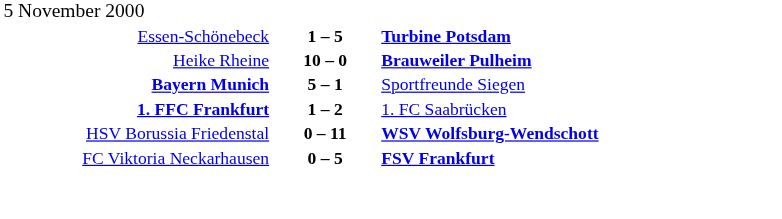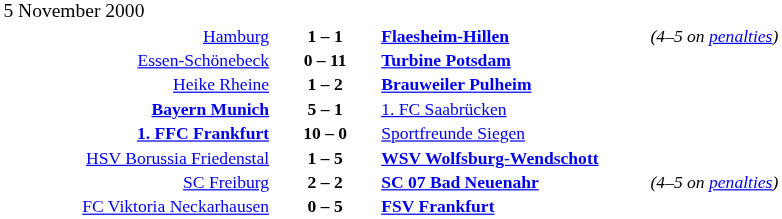+ row: (236, 35)
(325, 35) 1 – 5 -> (325, 60) 0 – 11
(325, 60) 10 – 0 -> (325, 84) 1 – 2
(453, 84) Sportfreunde Siegen -> (444, 109) 1. FC Saabrücken
(325, 109) 1 – 2 -> (325, 133) 10 – 0
(444, 109) 1. FC Saabrücken -> (453, 133) Sportfreunde Siegen
(325, 133) 0 – 11 -> (325, 157) 1 – 5
+ row: (226, 182)
